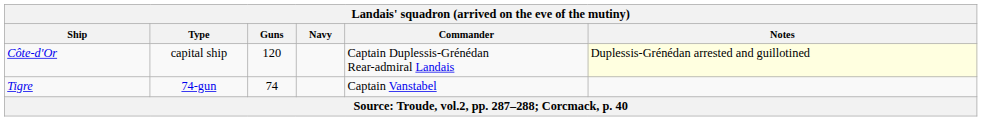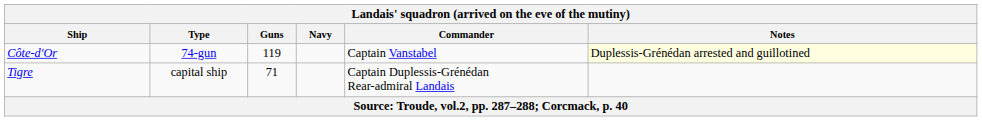(199, 53) capital ship -> (199, 53) 74-gun
(272, 53) 120 -> (272, 53) 119
(418, 60) Captain Duplessis-Grénédan Rear-admiral Landais -> (392, 53) Captain Vanstabel
(199, 86) 74-gun -> (199, 72) capital ship
(272, 86) 74 -> (272, 72) 71
(392, 86) Captain Vanstabel -> (418, 79) Captain Duplessis-Grénédan Rear-admiral Landais
